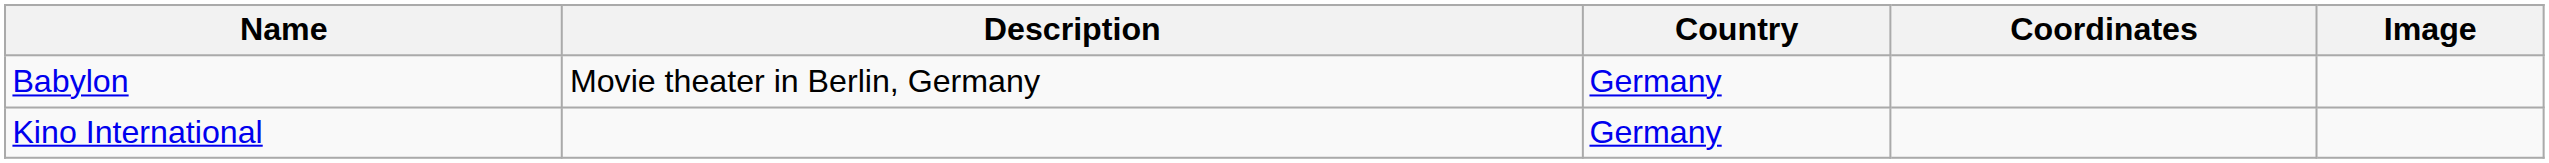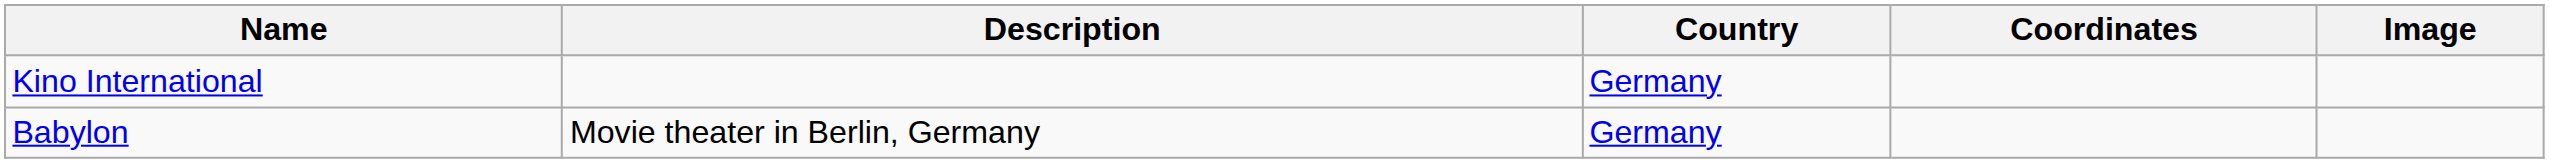rows swapped: (71, 81) <-> (138, 132)
